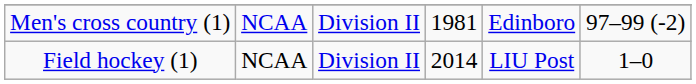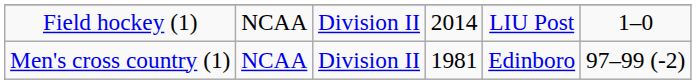rows swapped: (120, 23) <-> (120, 60)
